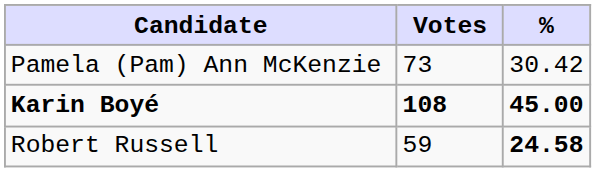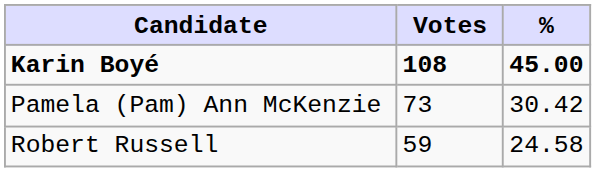rows swapped: (85, 106) <-> (196, 65)
(546, 146) bold -> (546, 146) normal
